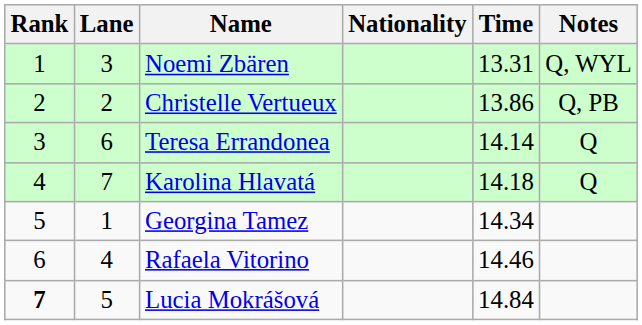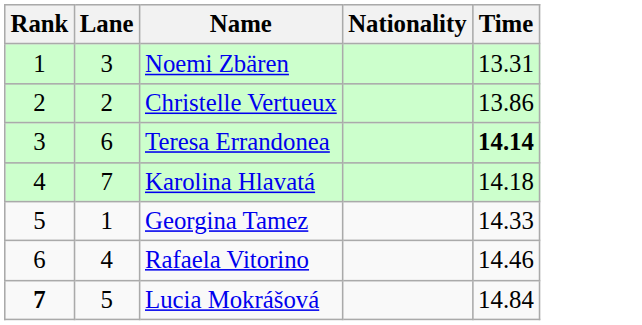- column: (588, 24)
(506, 142) normal -> (506, 142) bold
(506, 220) 14.34 -> (506, 220) 14.33
